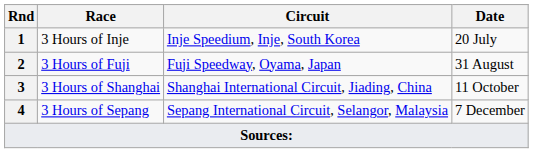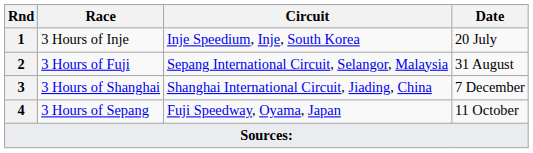(254, 63) Fuji Speedway, Oyama, Japan -> (307, 63) Sepang International Circuit, Selangor, Malaysia
(487, 87) 11 October -> (490, 87) 7 December
(307, 111) Sepang International Circuit, Selangor, Malaysia -> (254, 111) Fuji Speedway, Oyama, Japan
(490, 111) 7 December -> (487, 111) 11 October
